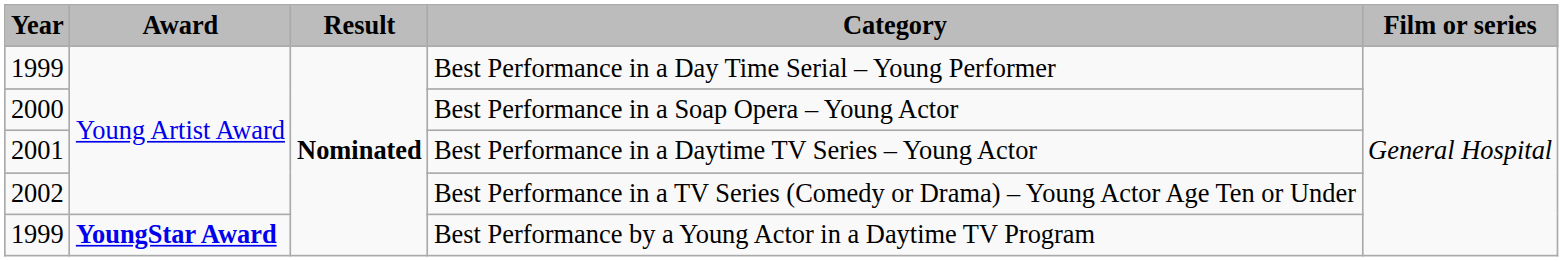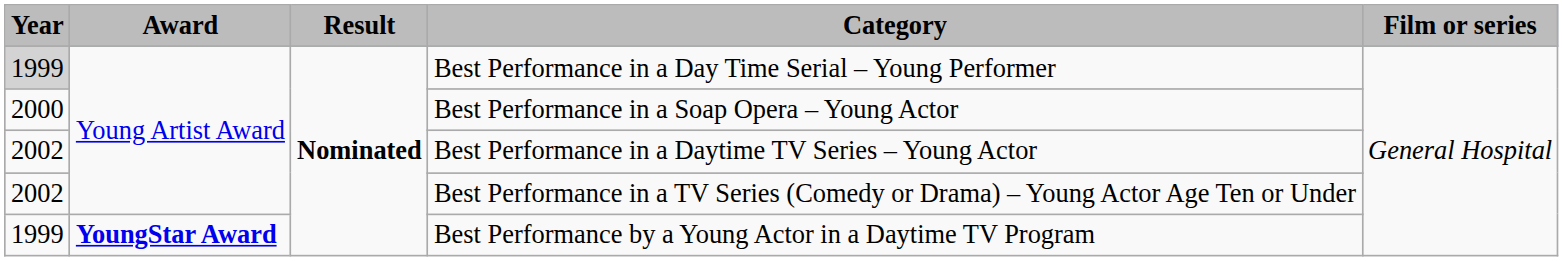(37, 67) no background -> (37, 67) lightgrey background
(37, 151) 2001 -> (37, 151) 2002
